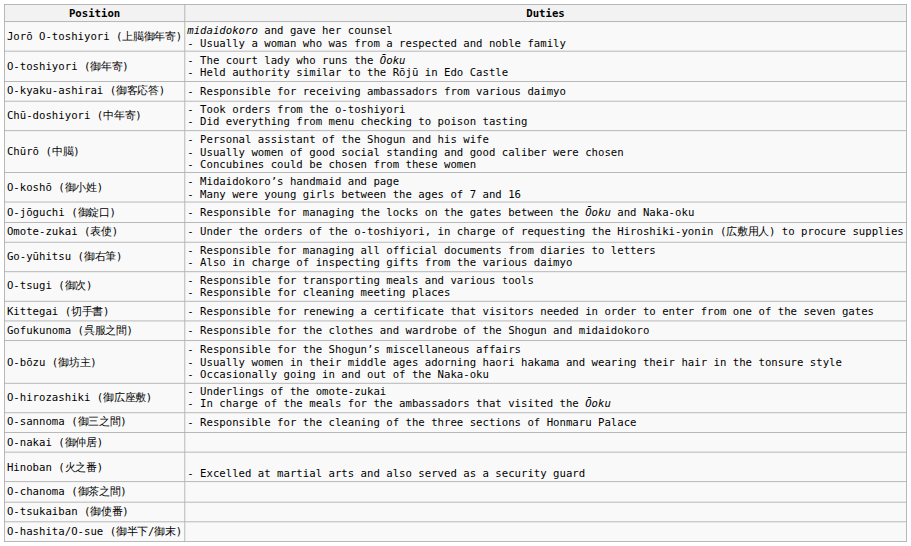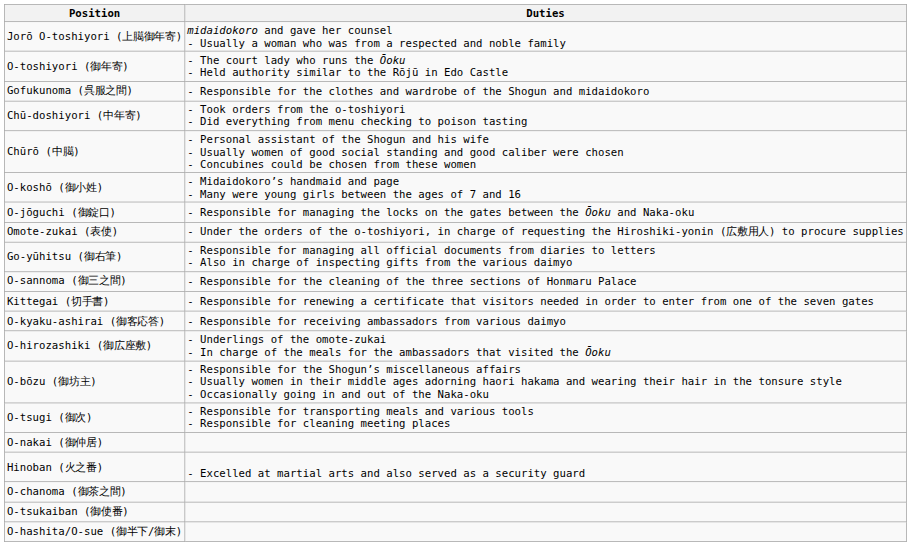rows swapped: (86, 91) <-> (70, 331)
rows swapped: (50, 286) <-> (67, 422)
rows swapped: (52, 362) <-> (80, 397)
